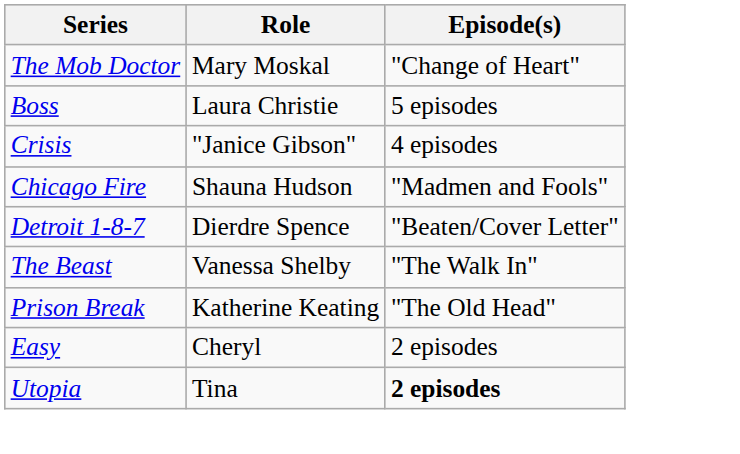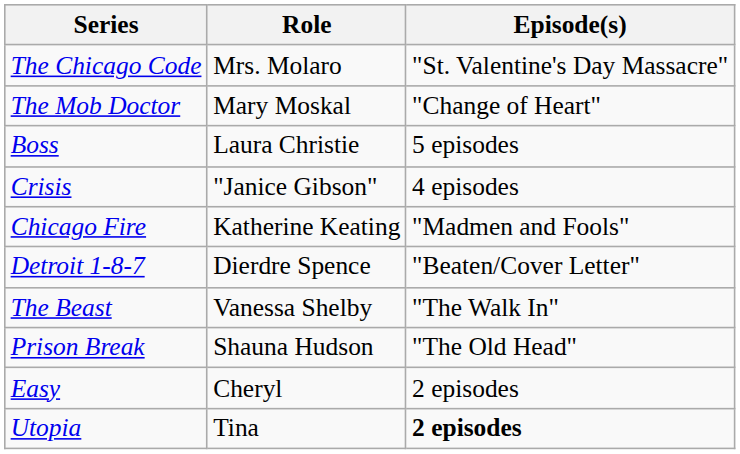+ row: (106, 65)
(272, 186) Shauna Hudson -> (307, 226) Katherine Keating
(286, 307) Katherine Keating -> (293, 347) Shauna Hudson
